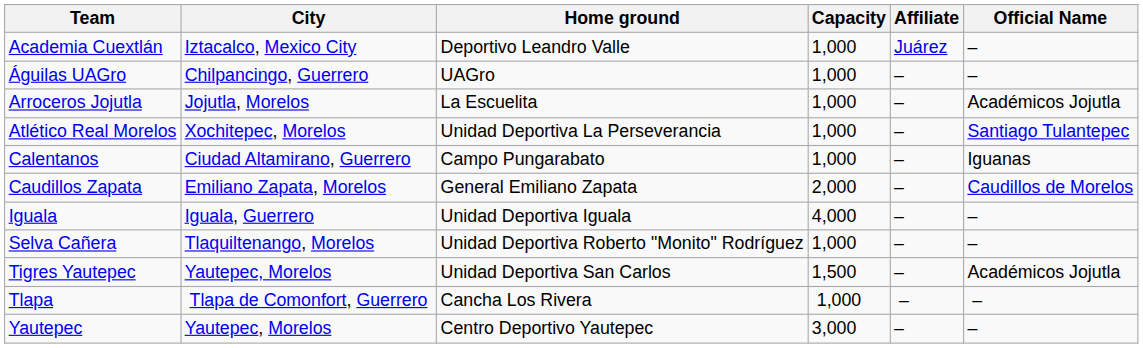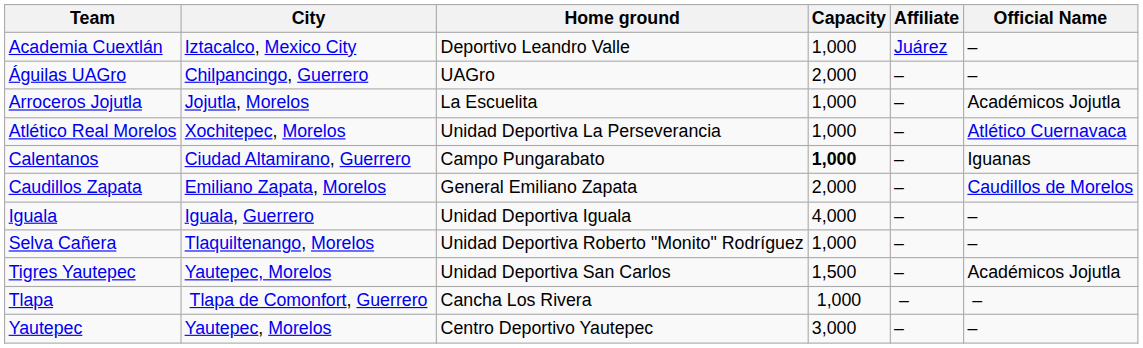(834, 74) 1,000 -> (834, 74) 2,000
(1048, 131) Santiago Tulantepec -> (1047, 131) Atlético Cuernavaca
(834, 159) normal -> (834, 159) bold
